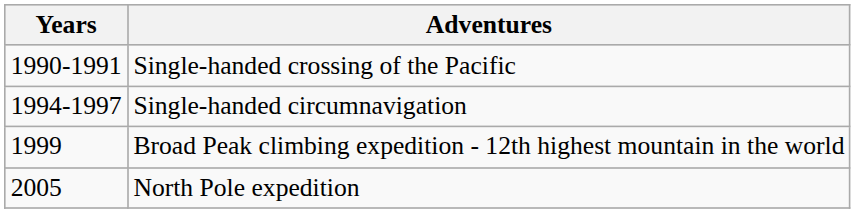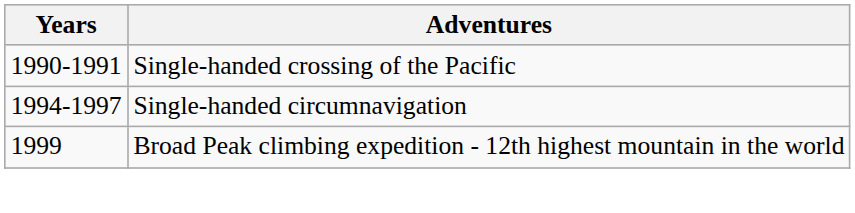- row: (246, 187)
